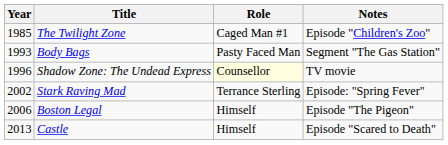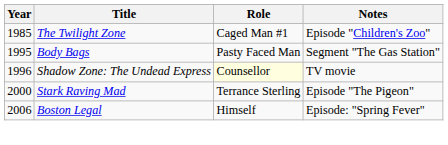(19, 52) 1993 -> (19, 52) 1995
(19, 91) 2002 -> (19, 91) 2000
(365, 91) Episode: "Spring Fever" -> (360, 91) Episode "The Pigeon"
(360, 110) Episode "The Pigeon" -> (365, 110) Episode: "Spring Fever"
- row: (53, 129)
